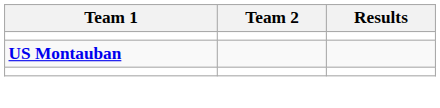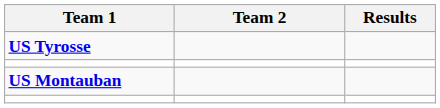+ row: (50, 45)
